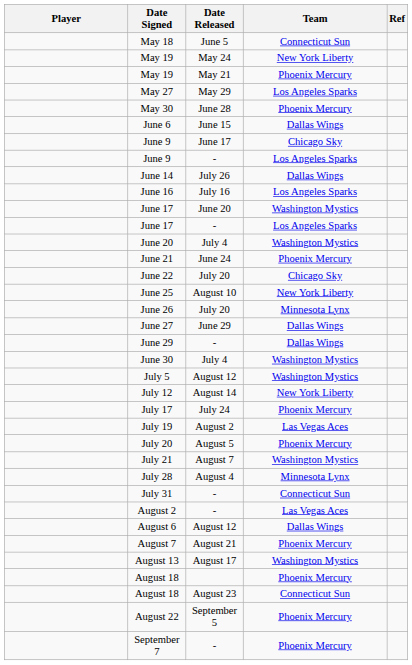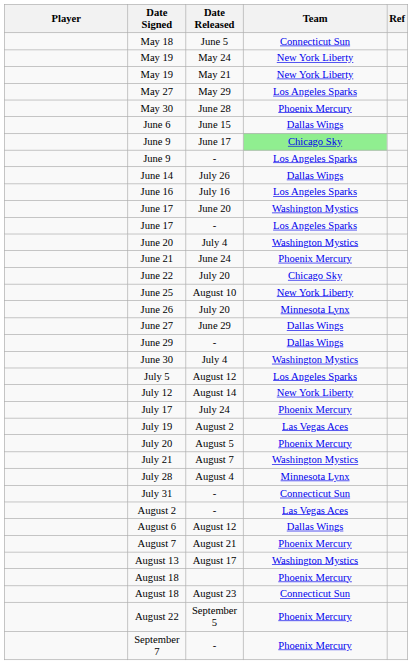(315, 74) Phoenix Mercury -> (315, 74) New York Liberty
(315, 141) no background -> (315, 141) lightgreen background
(315, 376) Washington Mystics -> (315, 376) Los Angeles Sparks
